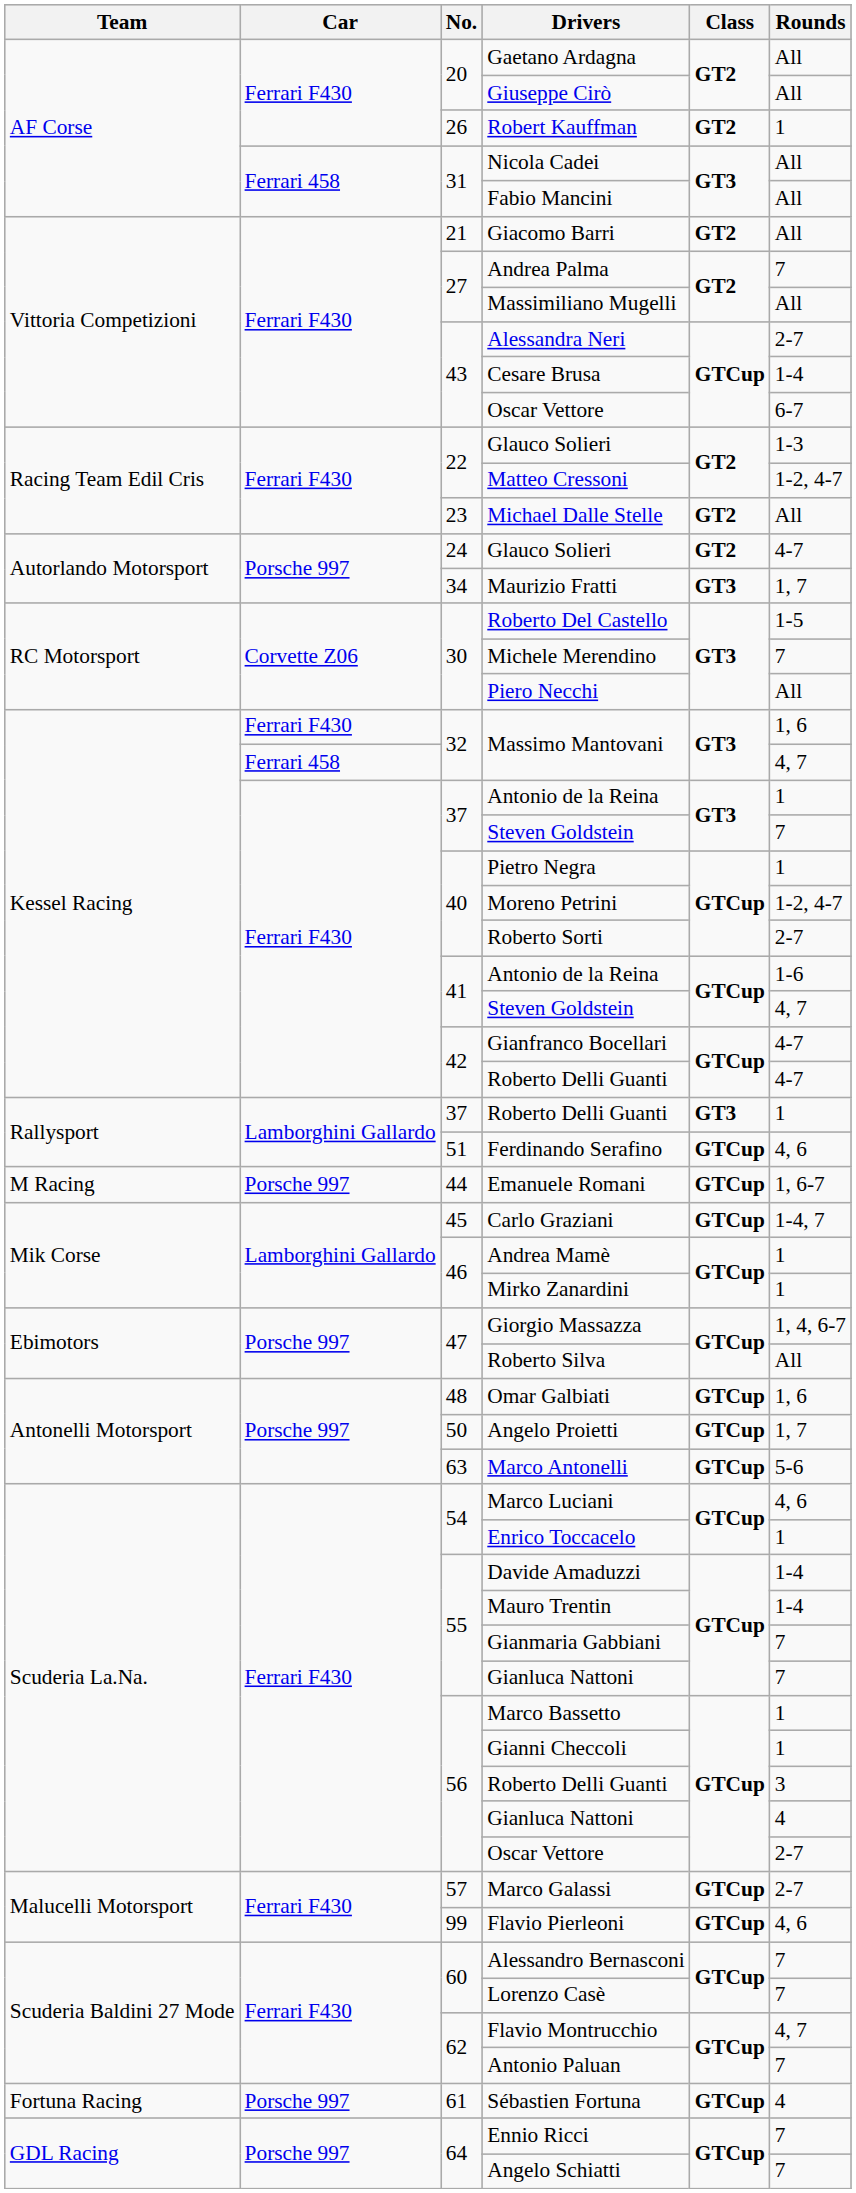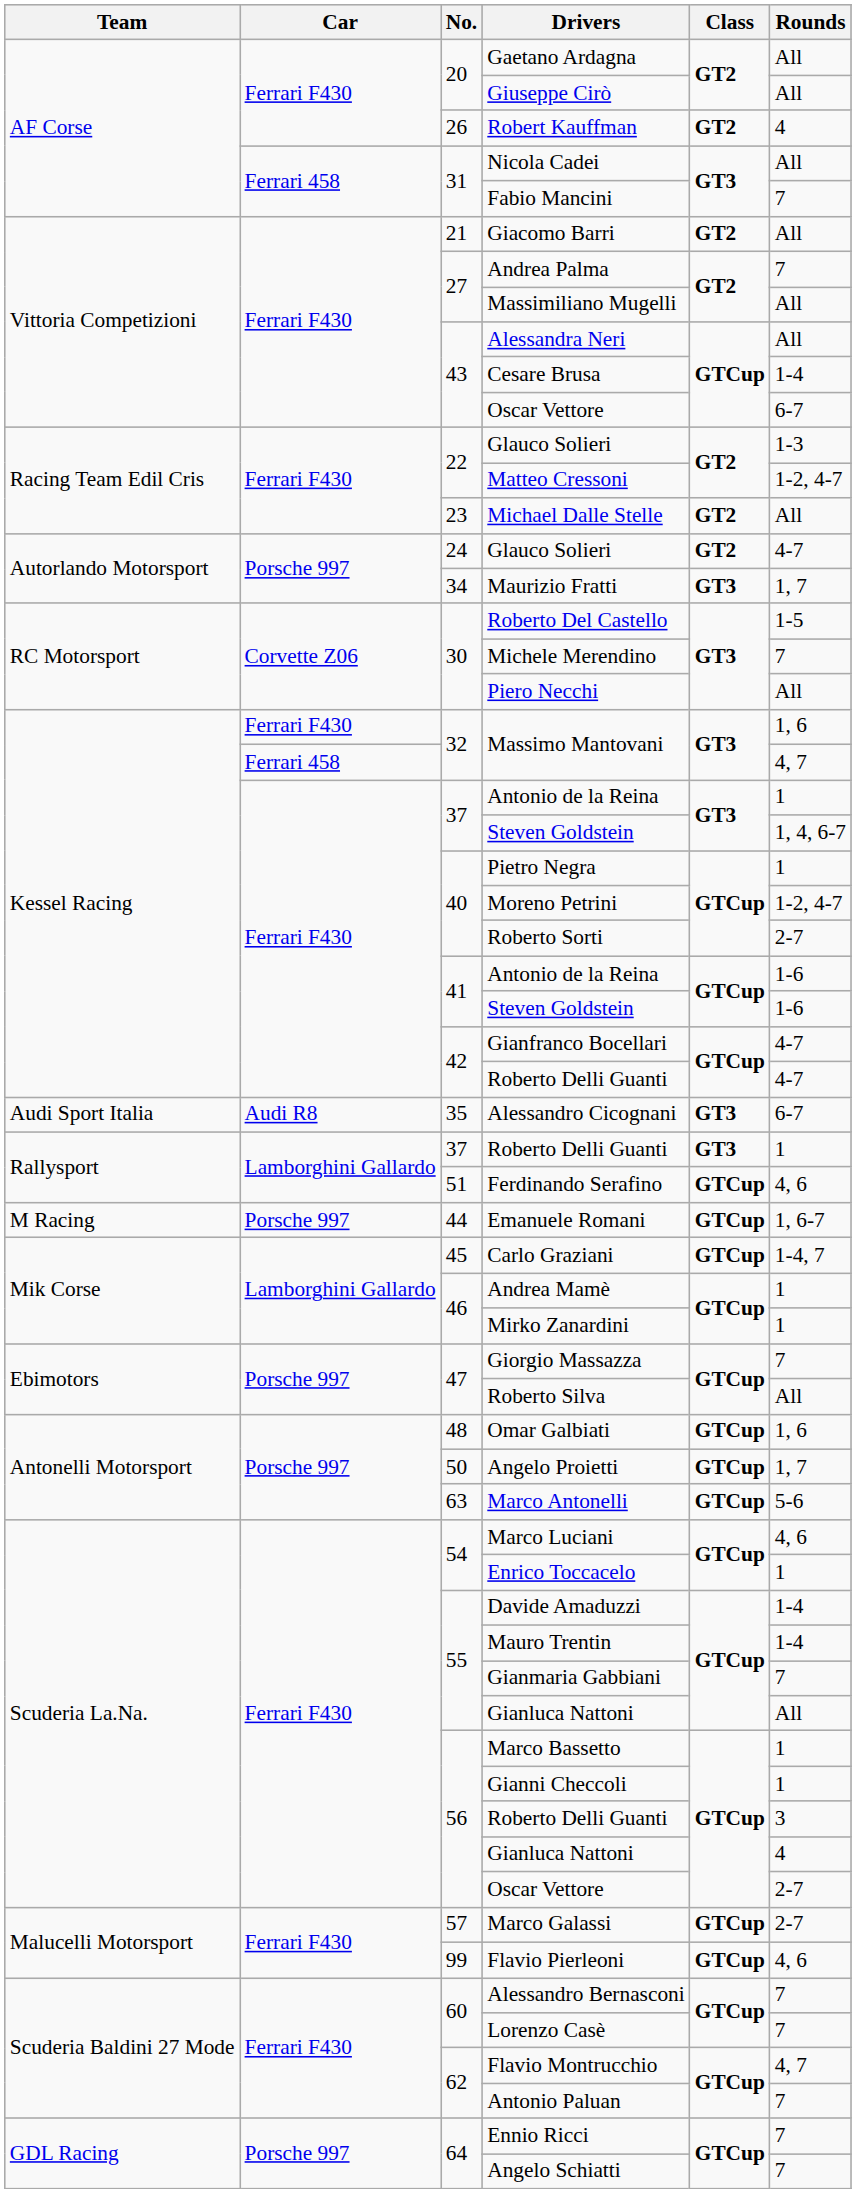(780, 127) 1 -> (780, 127) 4
(789, 197) All -> (780, 197) 7
(789, 338) 2-7 -> (789, 338) All
(780, 831) 7 -> (810, 831) 1, 4, 6-7
(791, 1008) 4, 7 -> (789, 1008) 1-6
+ row: (456, 1113)
(810, 1325) 1, 4, 6-7 -> (780, 1360) 7
(780, 1677) 7 -> (789, 1712) All
- row: (456, 2100)
